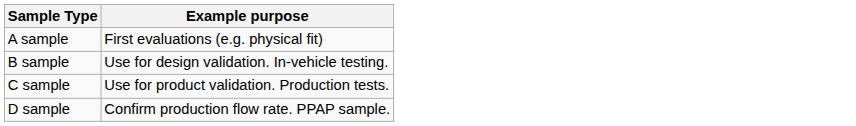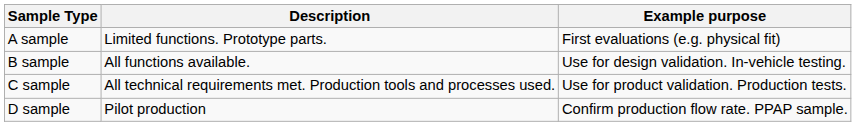+ column: (330, 16)
